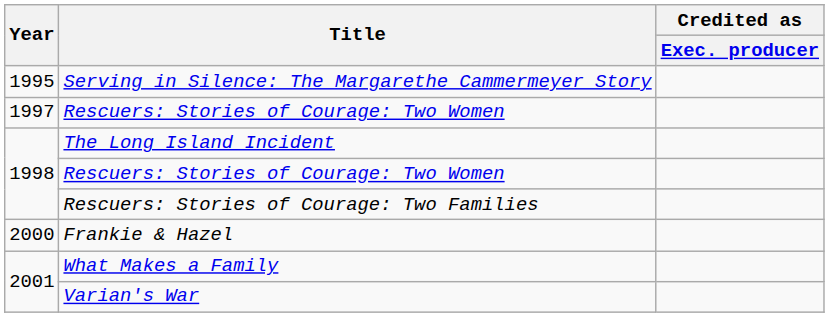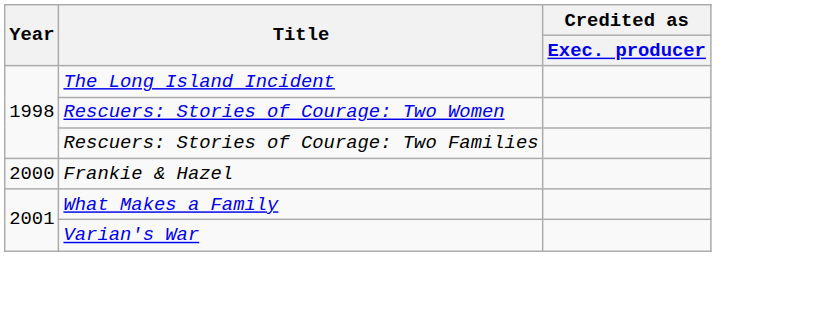- row: (32, 82)
- row: (32, 112)
